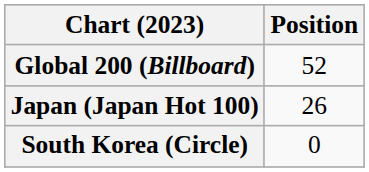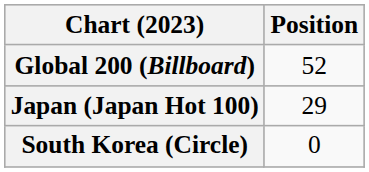(314, 105) 26 -> (314, 105) 29
